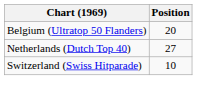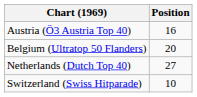+ row: (69, 30)
